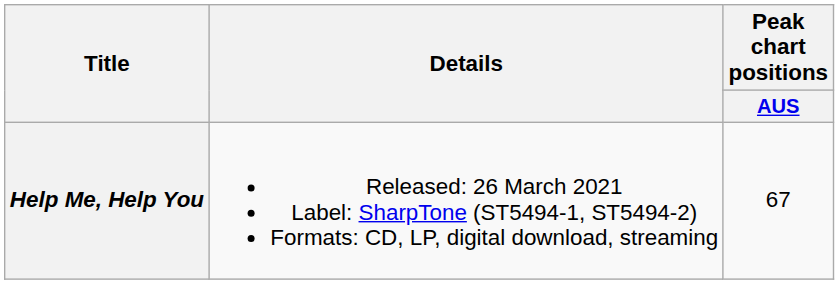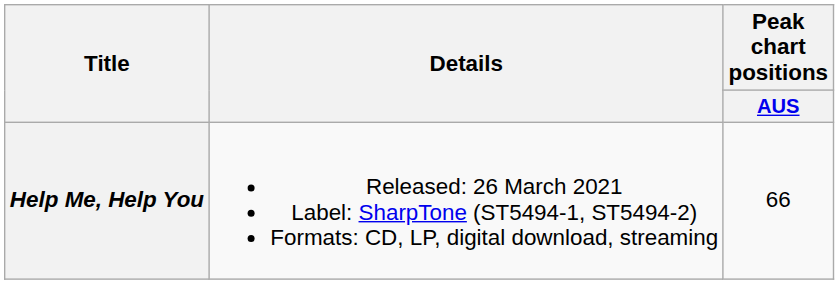(778, 200) 67 -> (778, 200) 66
